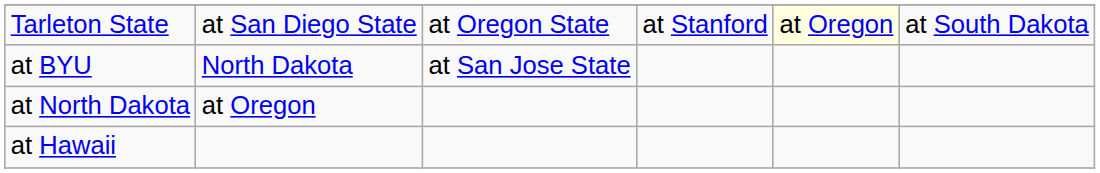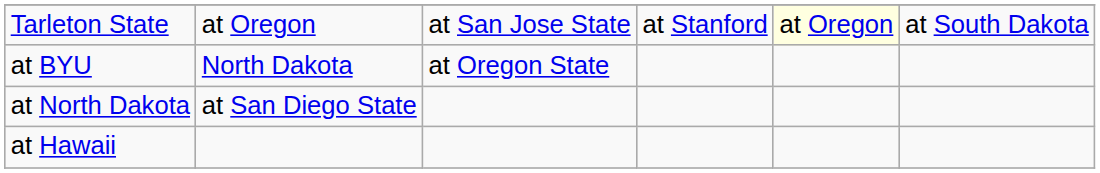(309, 24) at San Diego State -> (259, 24) at Oregon
(519, 24) at Oregon State -> (530, 24) at San Jose State
(530, 65) at San Jose State -> (519, 65) at Oregon State
(259, 106) at Oregon -> (309, 106) at San Diego State
